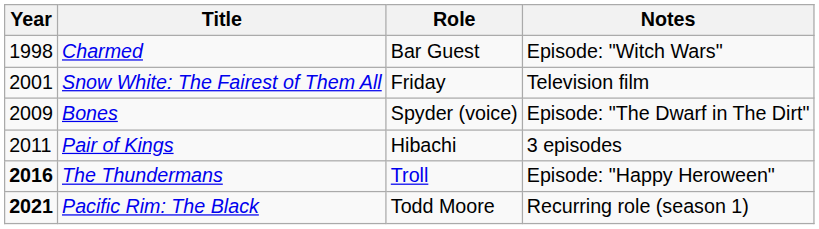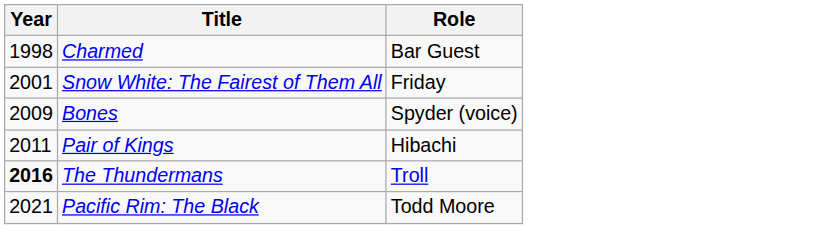- column: (668, 20)
(31, 207) bold -> (31, 207) normal
